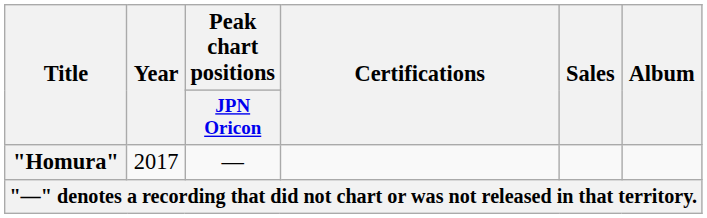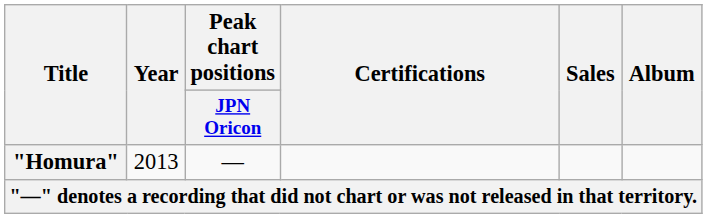(156, 161) 2017 -> (156, 161) 2013
